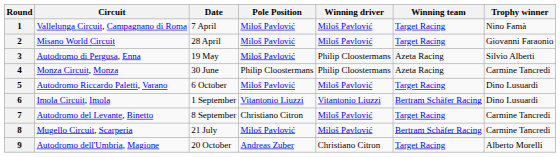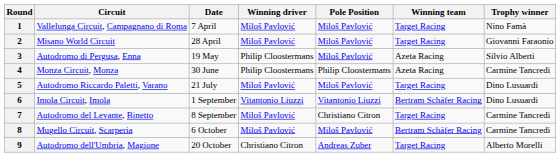columns swapped: (277, 11) <-> (354, 11)
(209, 85) 6 October -> (204, 85) 21 July
(204, 129) 21 July -> (209, 129) 6 October
